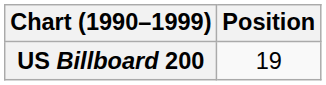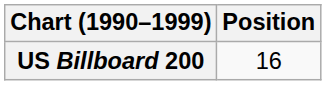(269, 60) 19 -> (269, 60) 16
